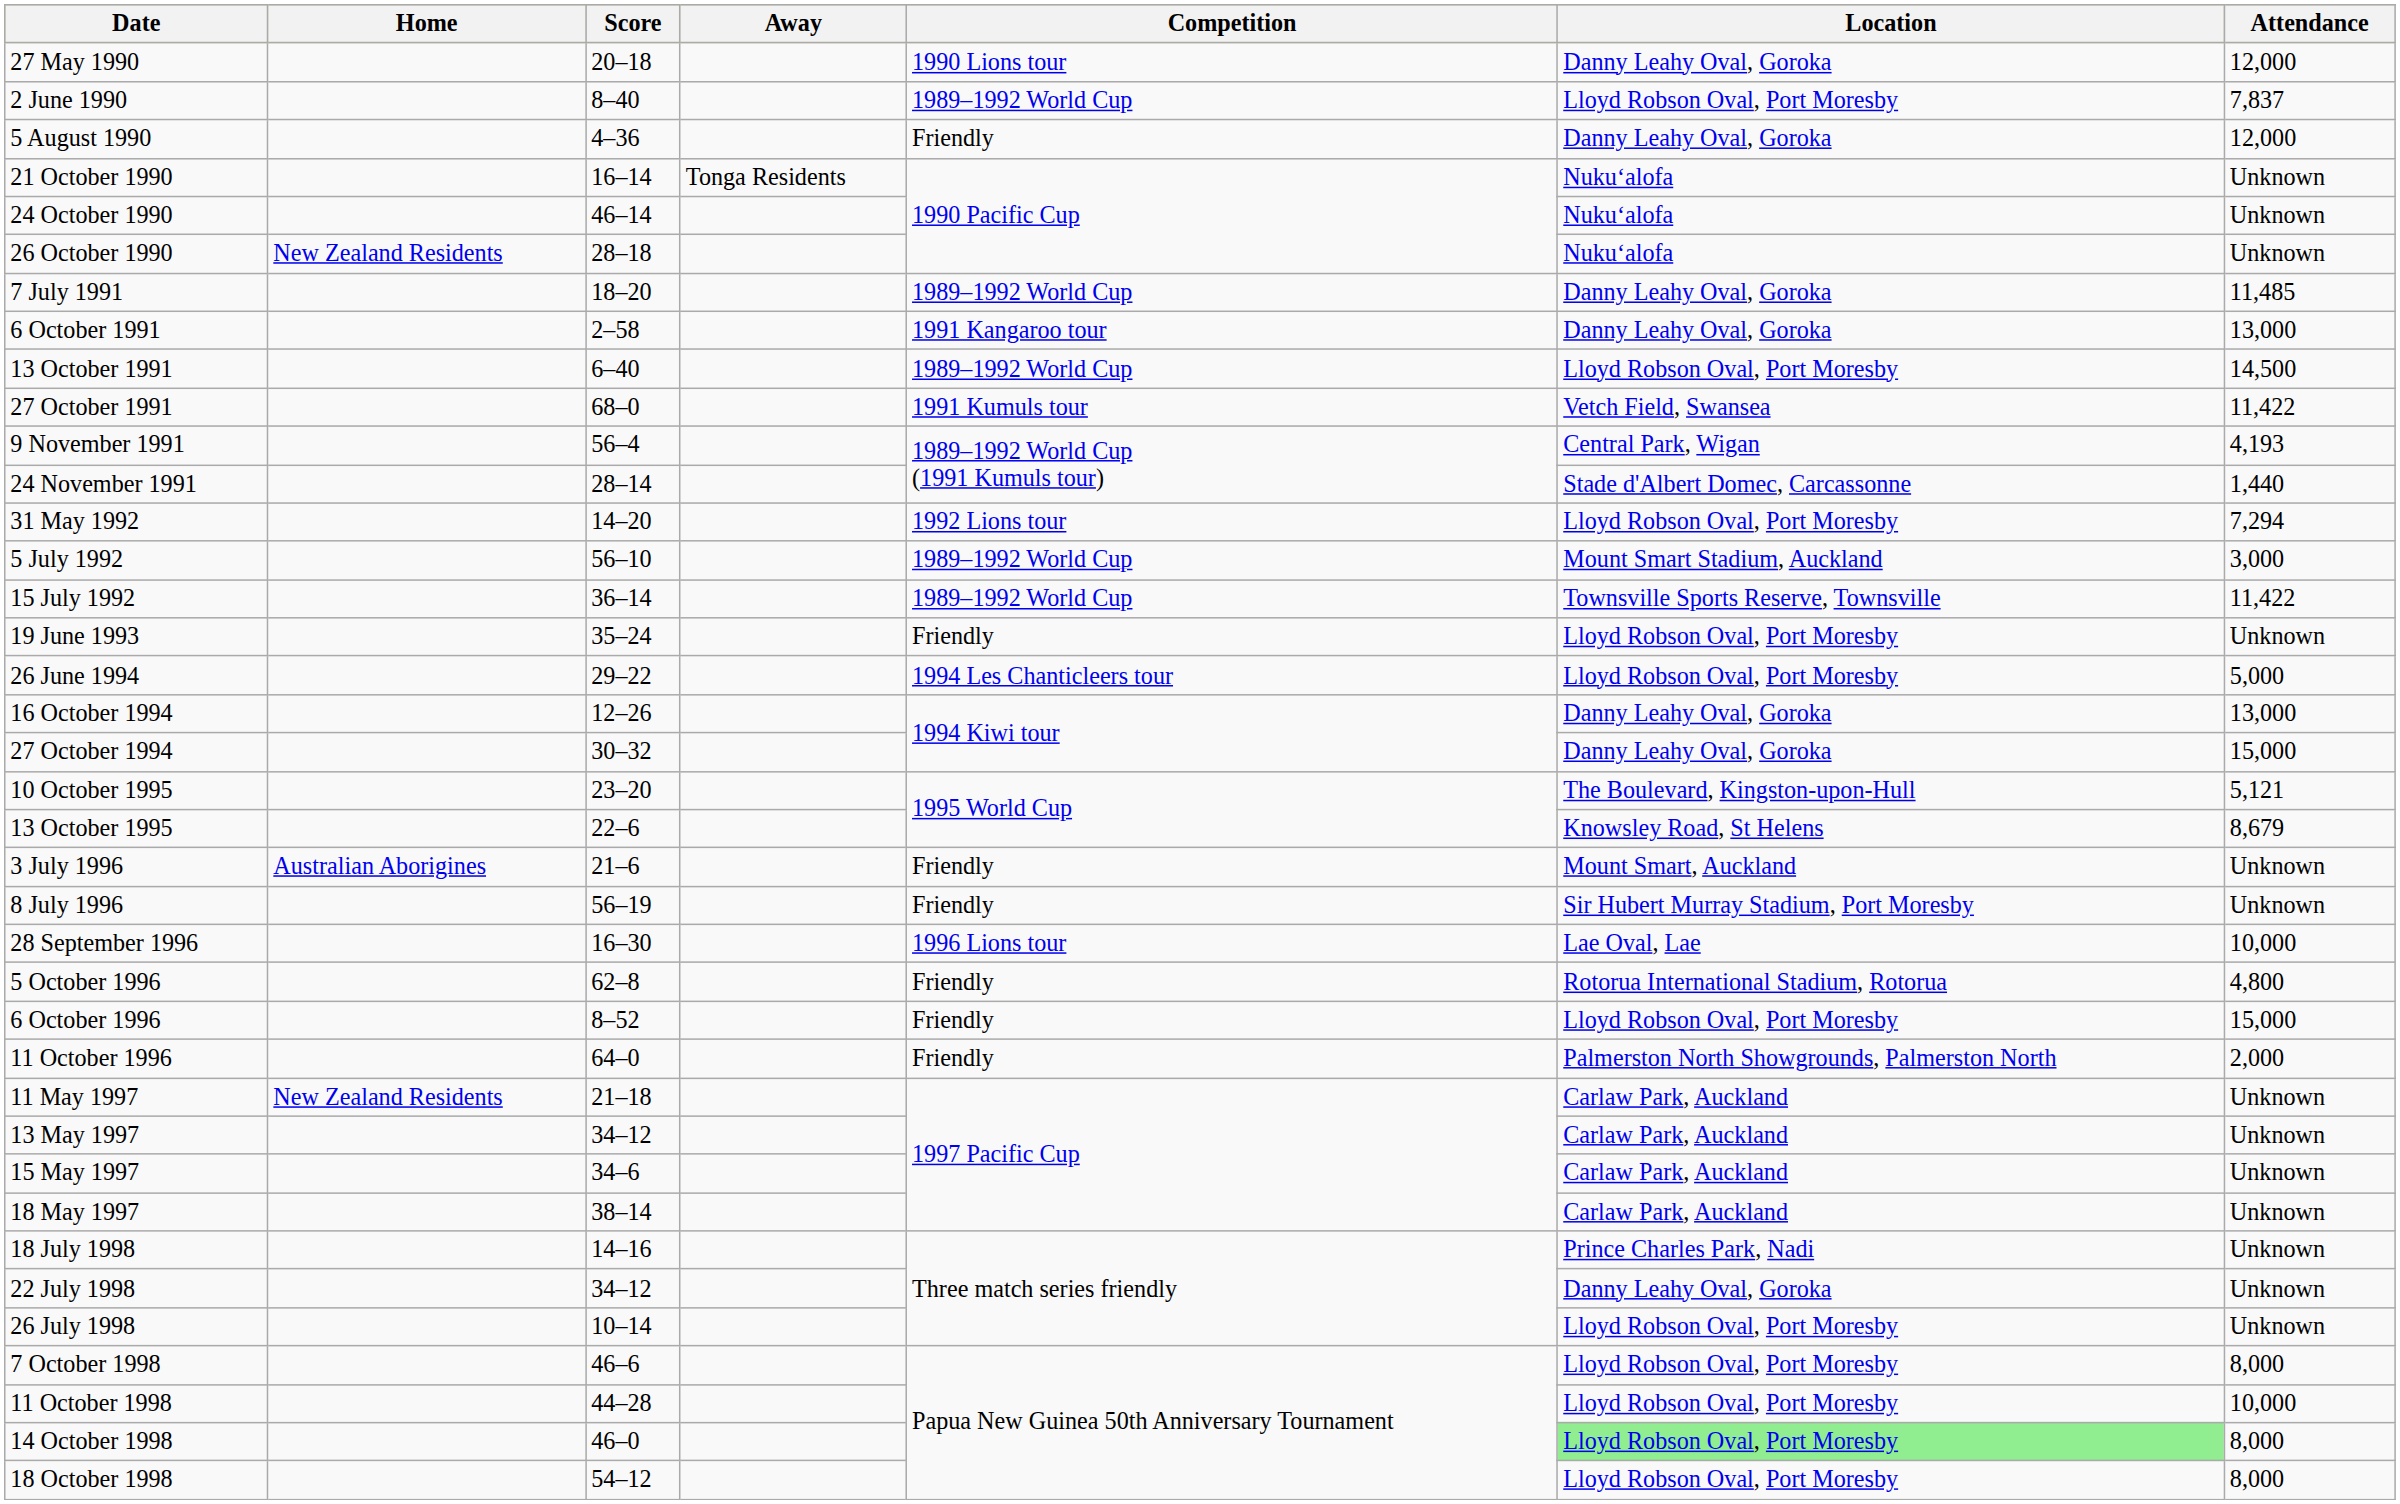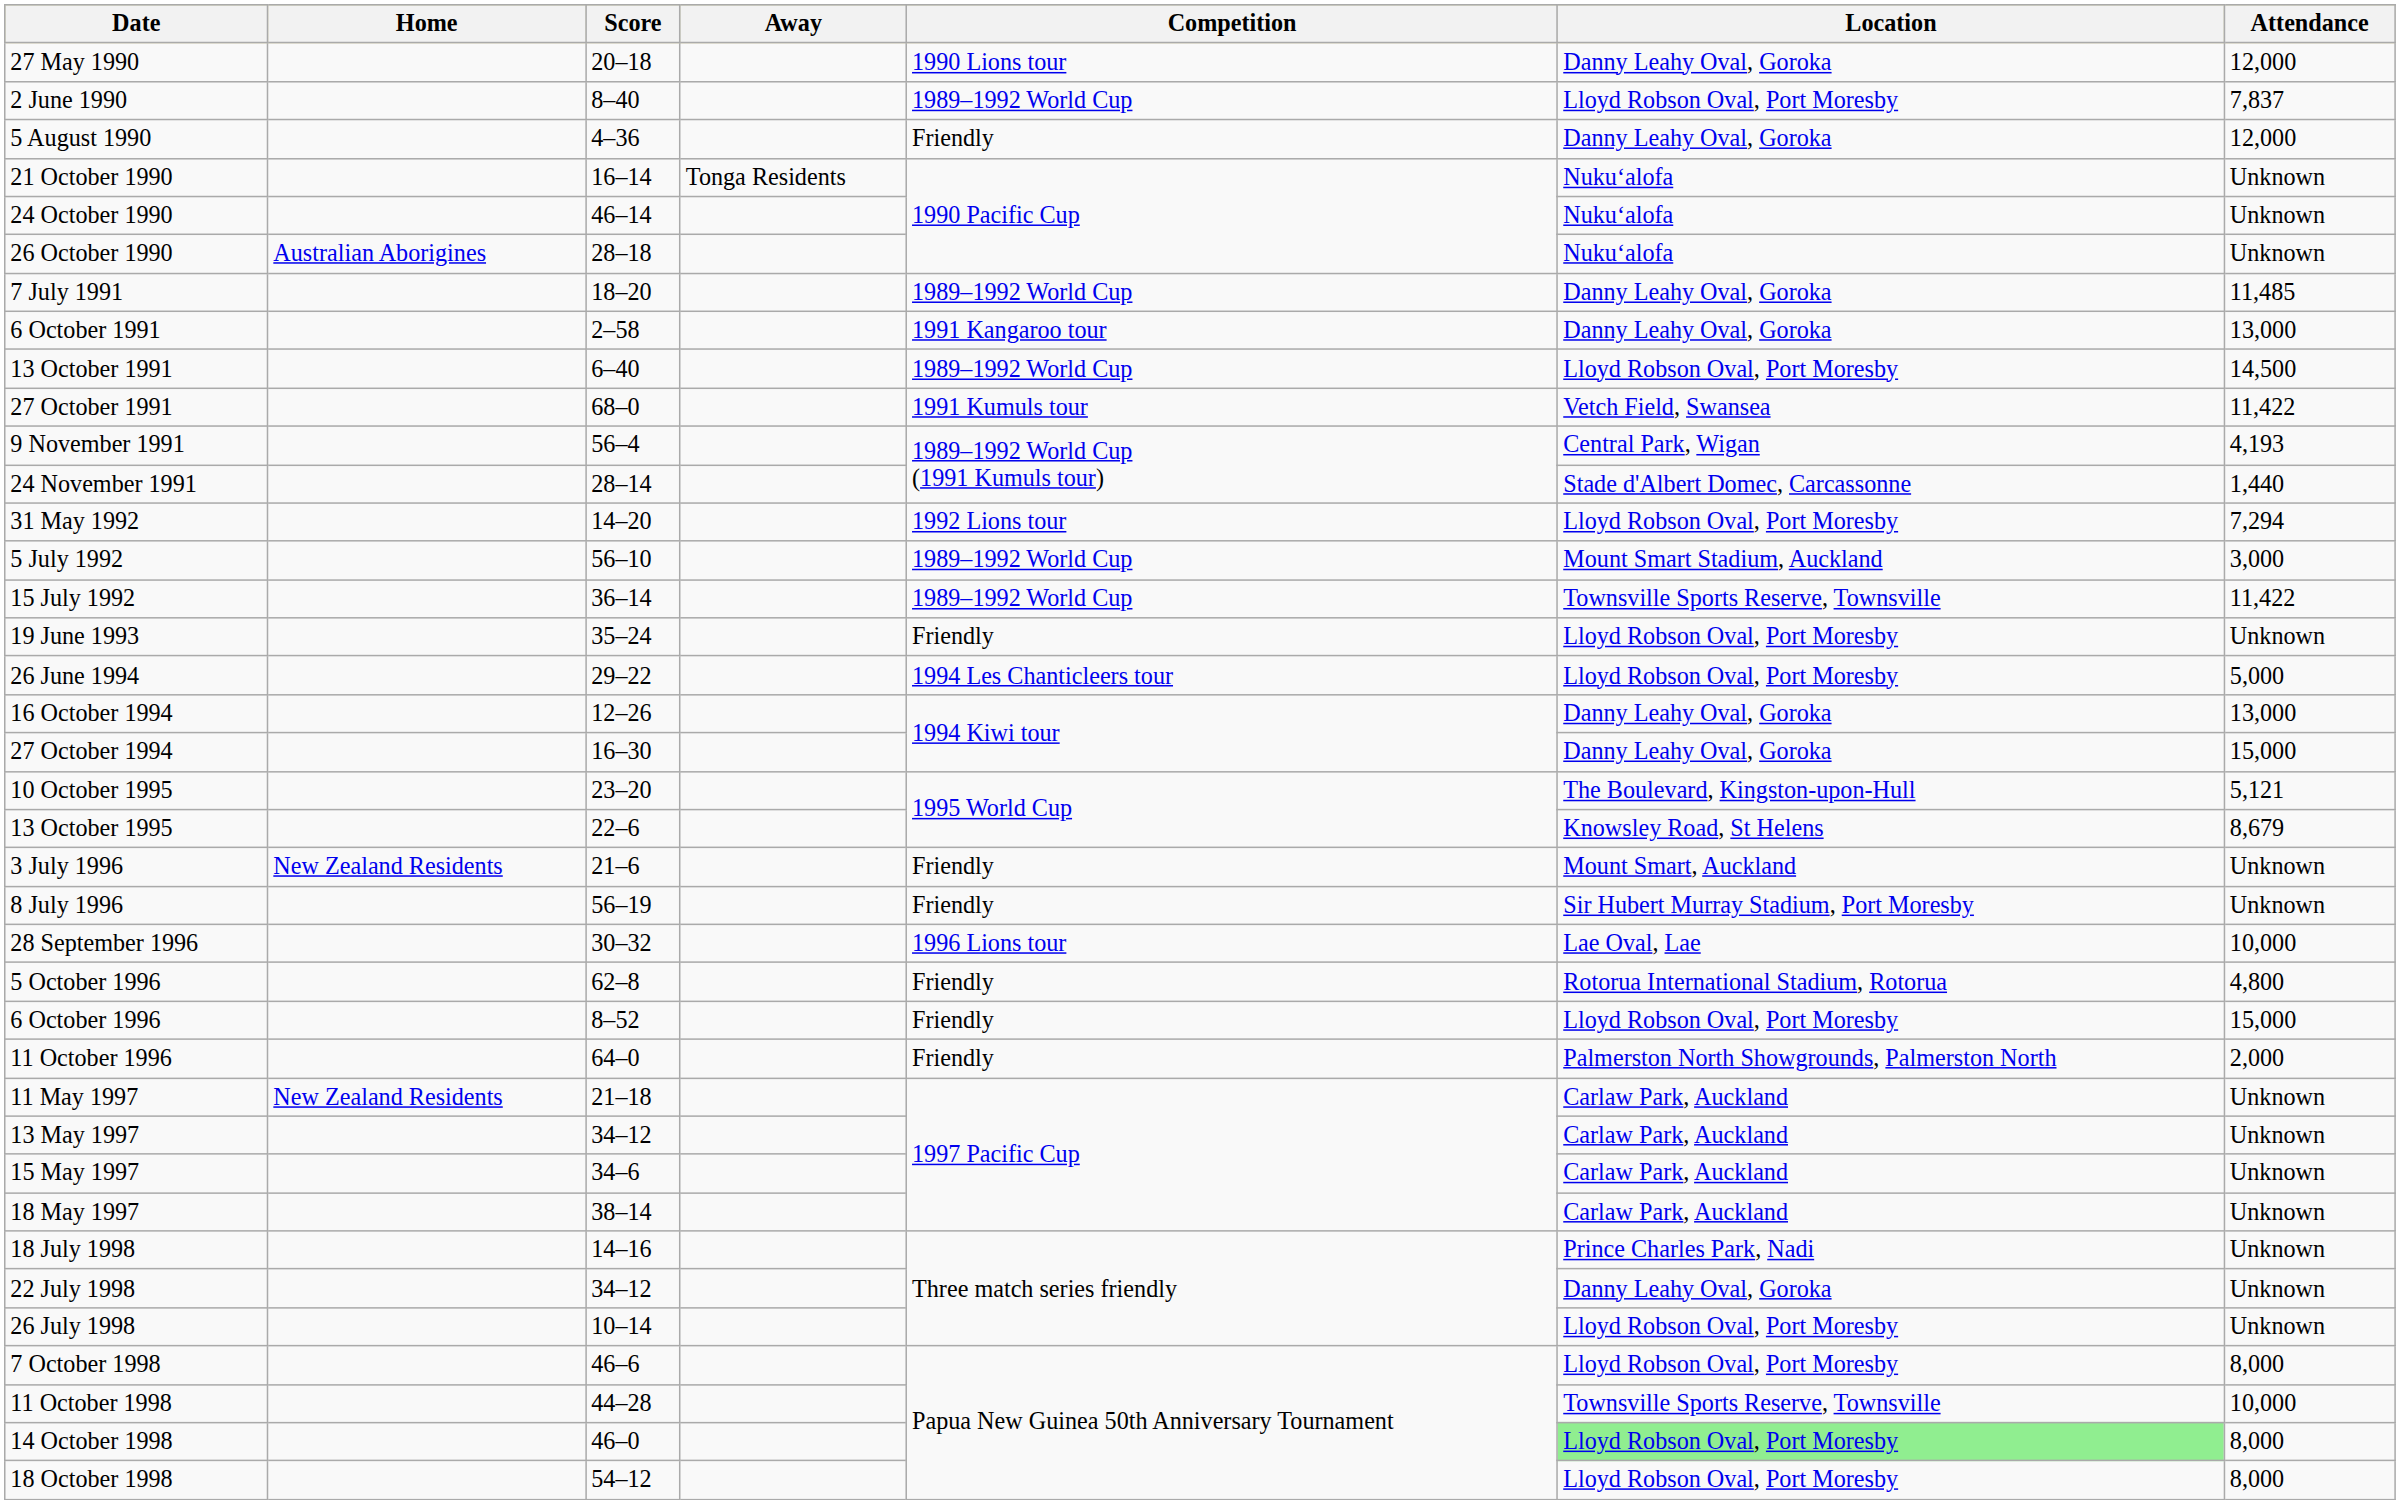(388, 253) New Zealand Residents -> (380, 253) Australian Aborigines
(621, 751) 30–32 -> (621, 751) 16–30
(380, 866) Australian Aborigines -> (388, 866) New Zealand Residents
(621, 943) 16–30 -> (621, 943) 30–32
(1731, 1403) Lloyd Robson Oval, Port Moresby -> (1752, 1403) Townsville Sports Reserve, Townsville
